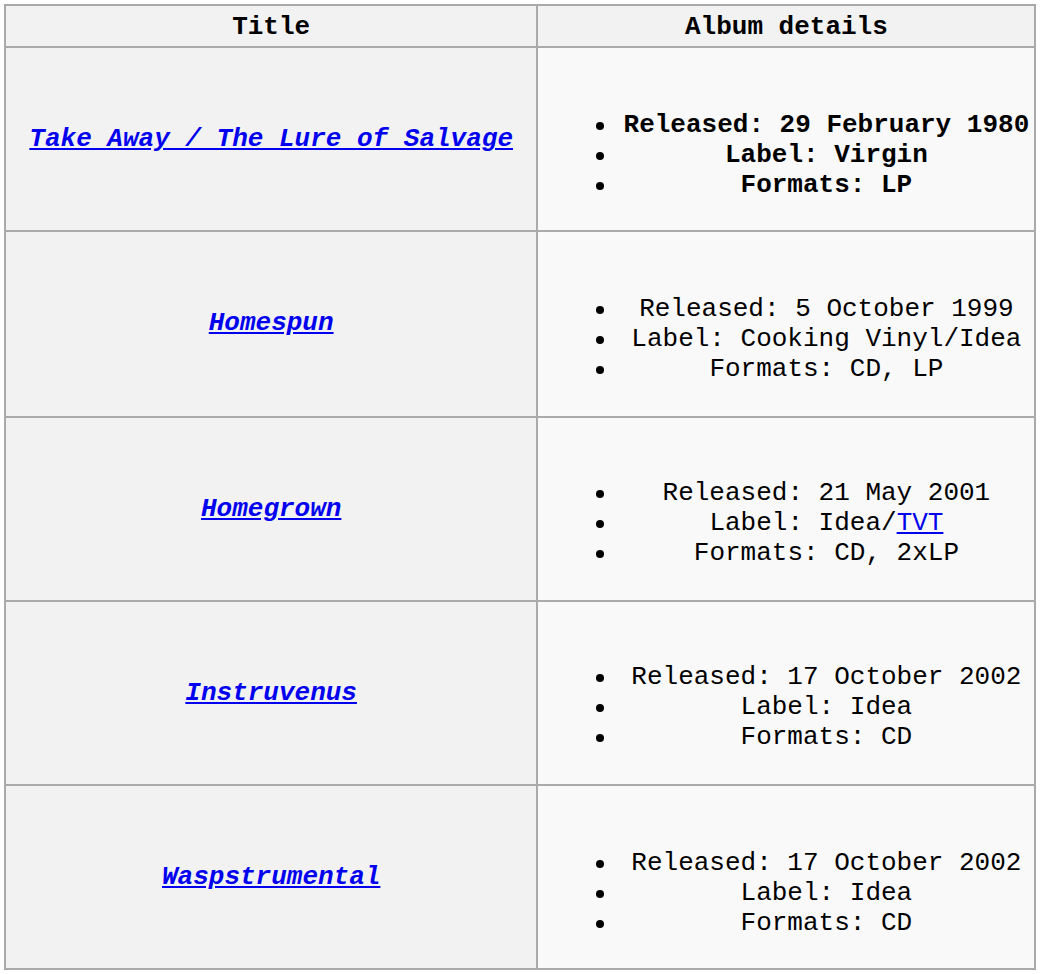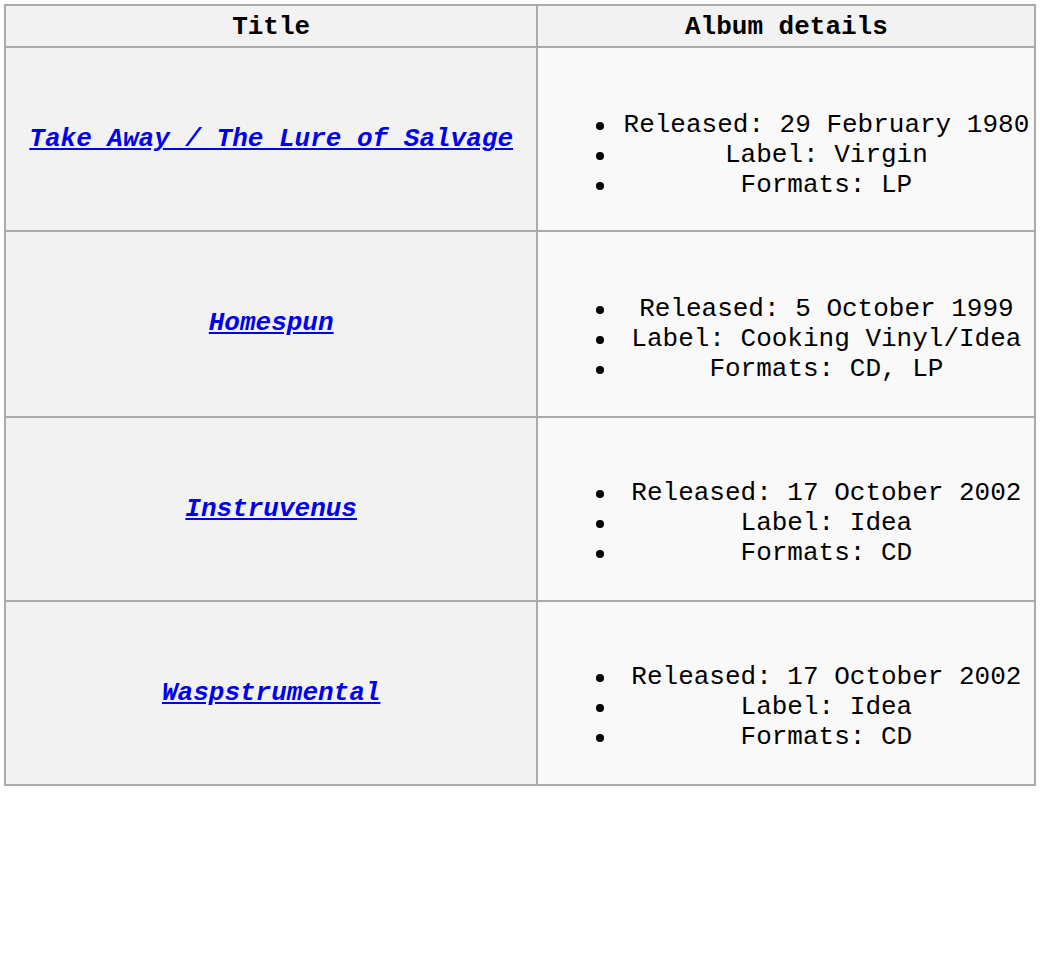(786, 155) bold -> (786, 155) normal
- row: (271, 508)
